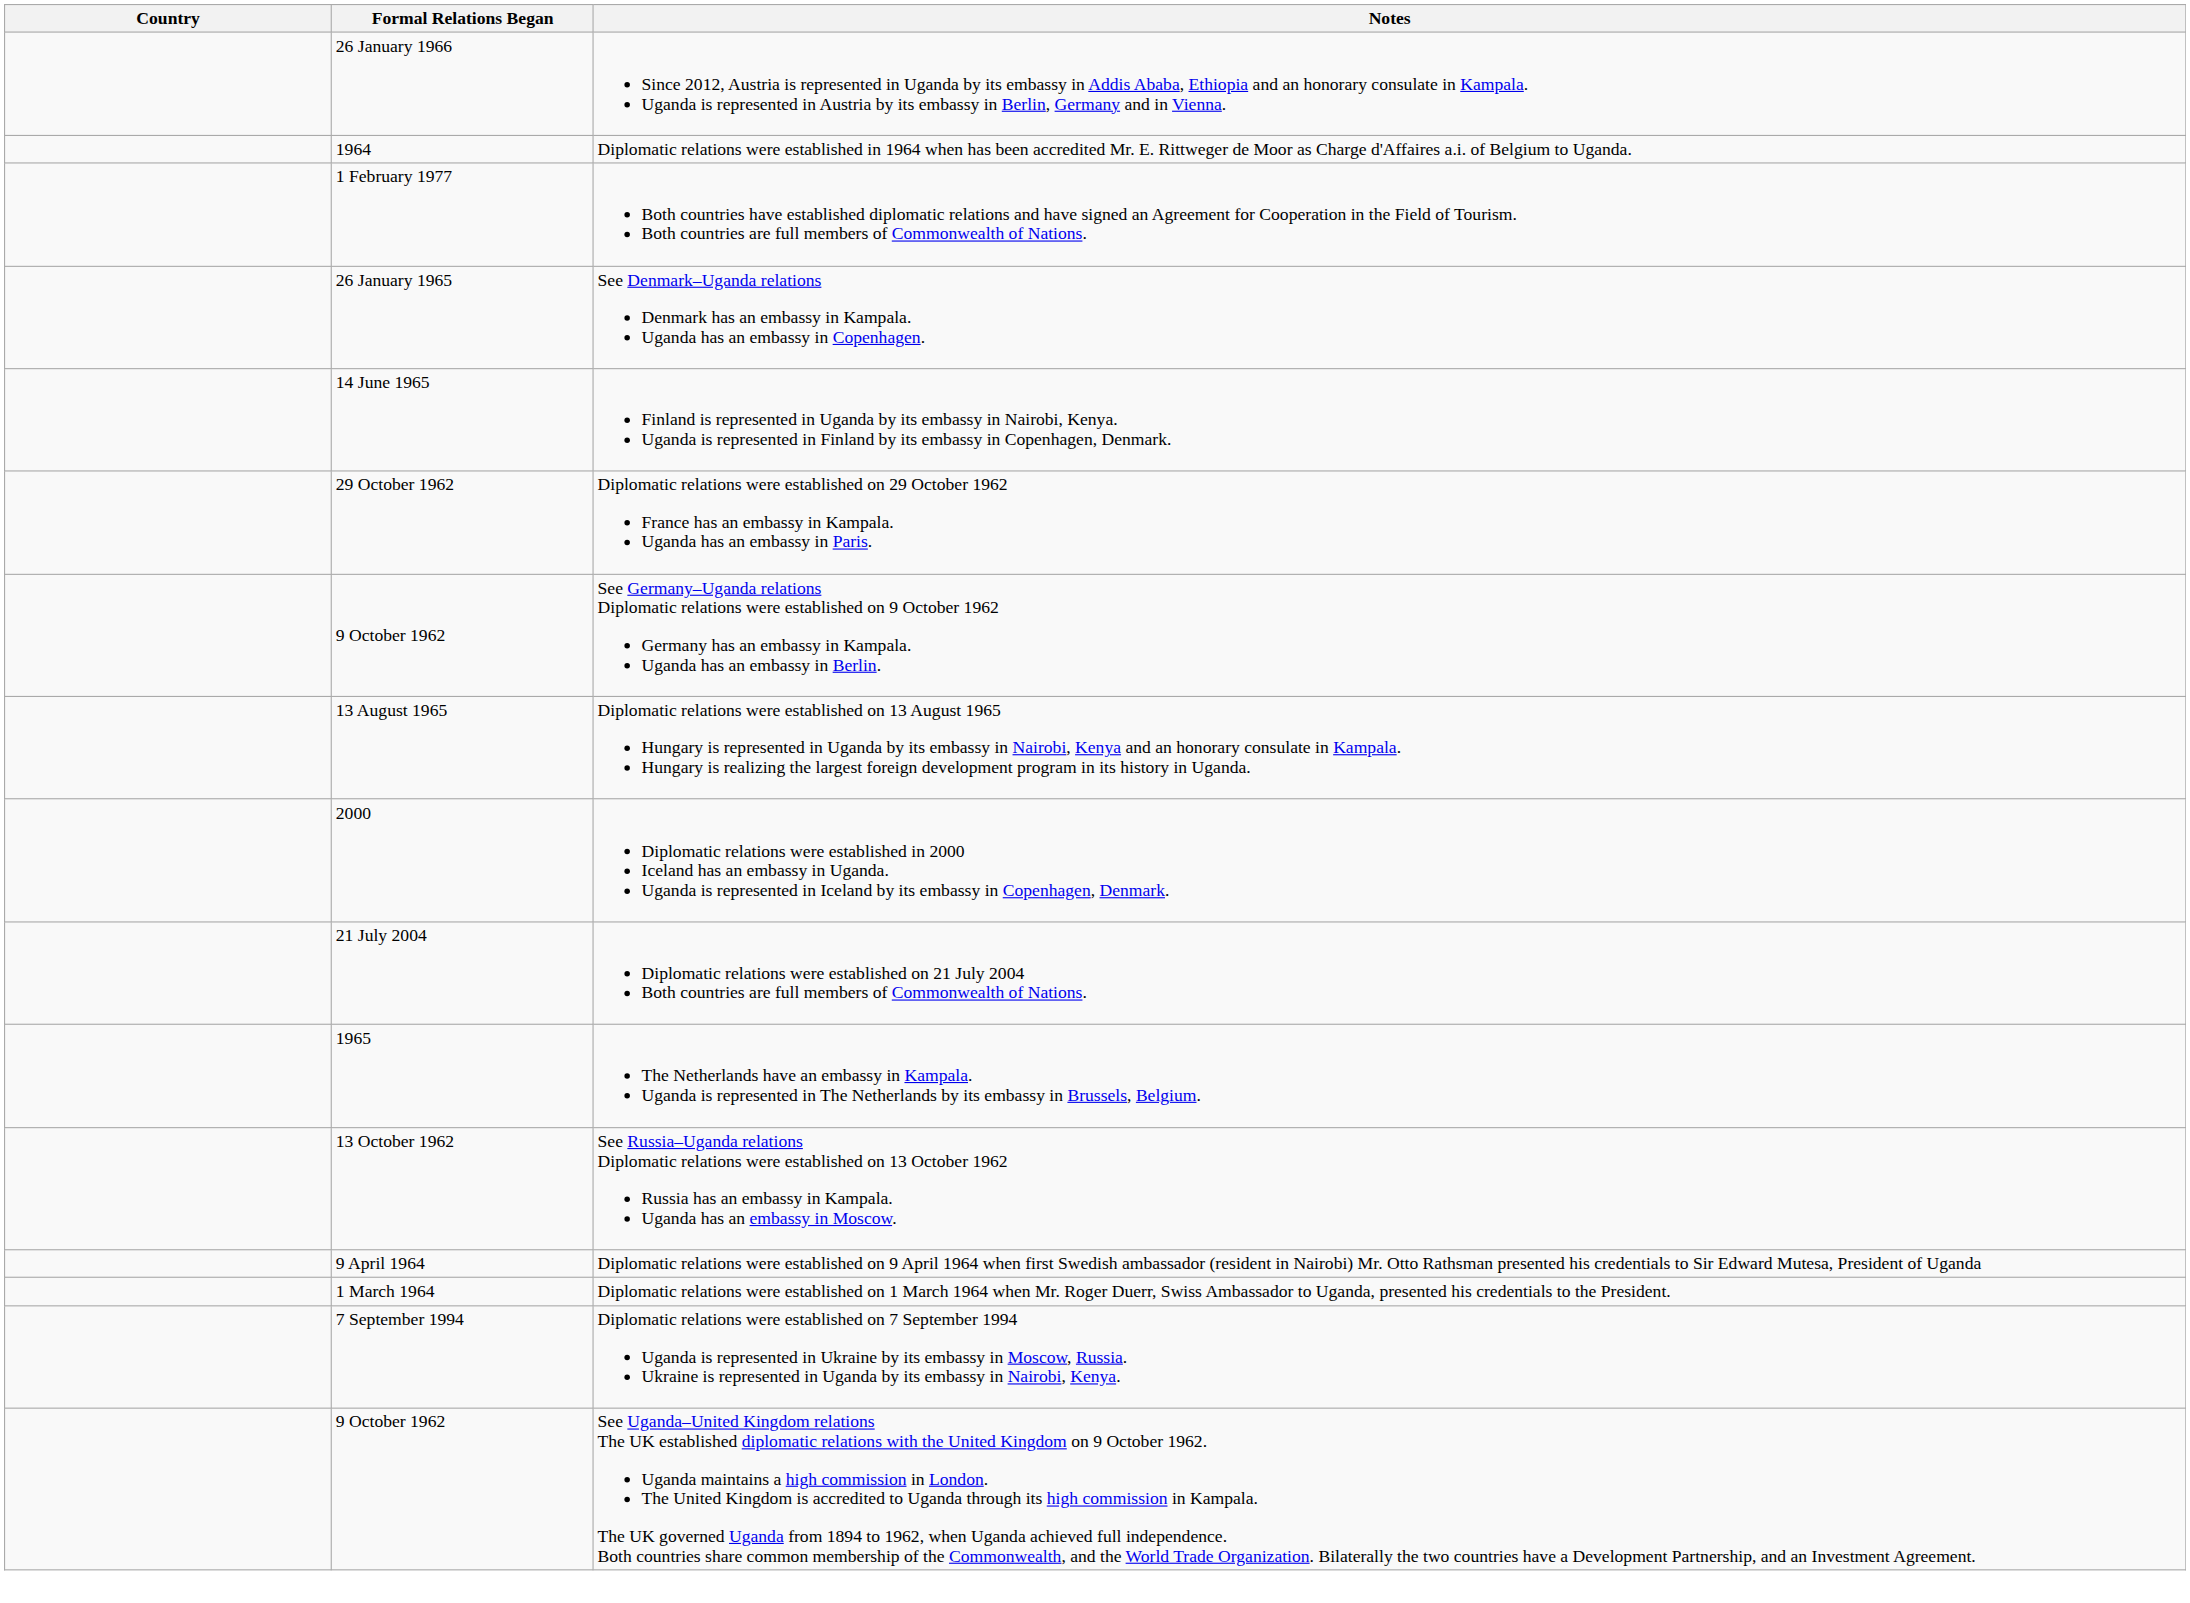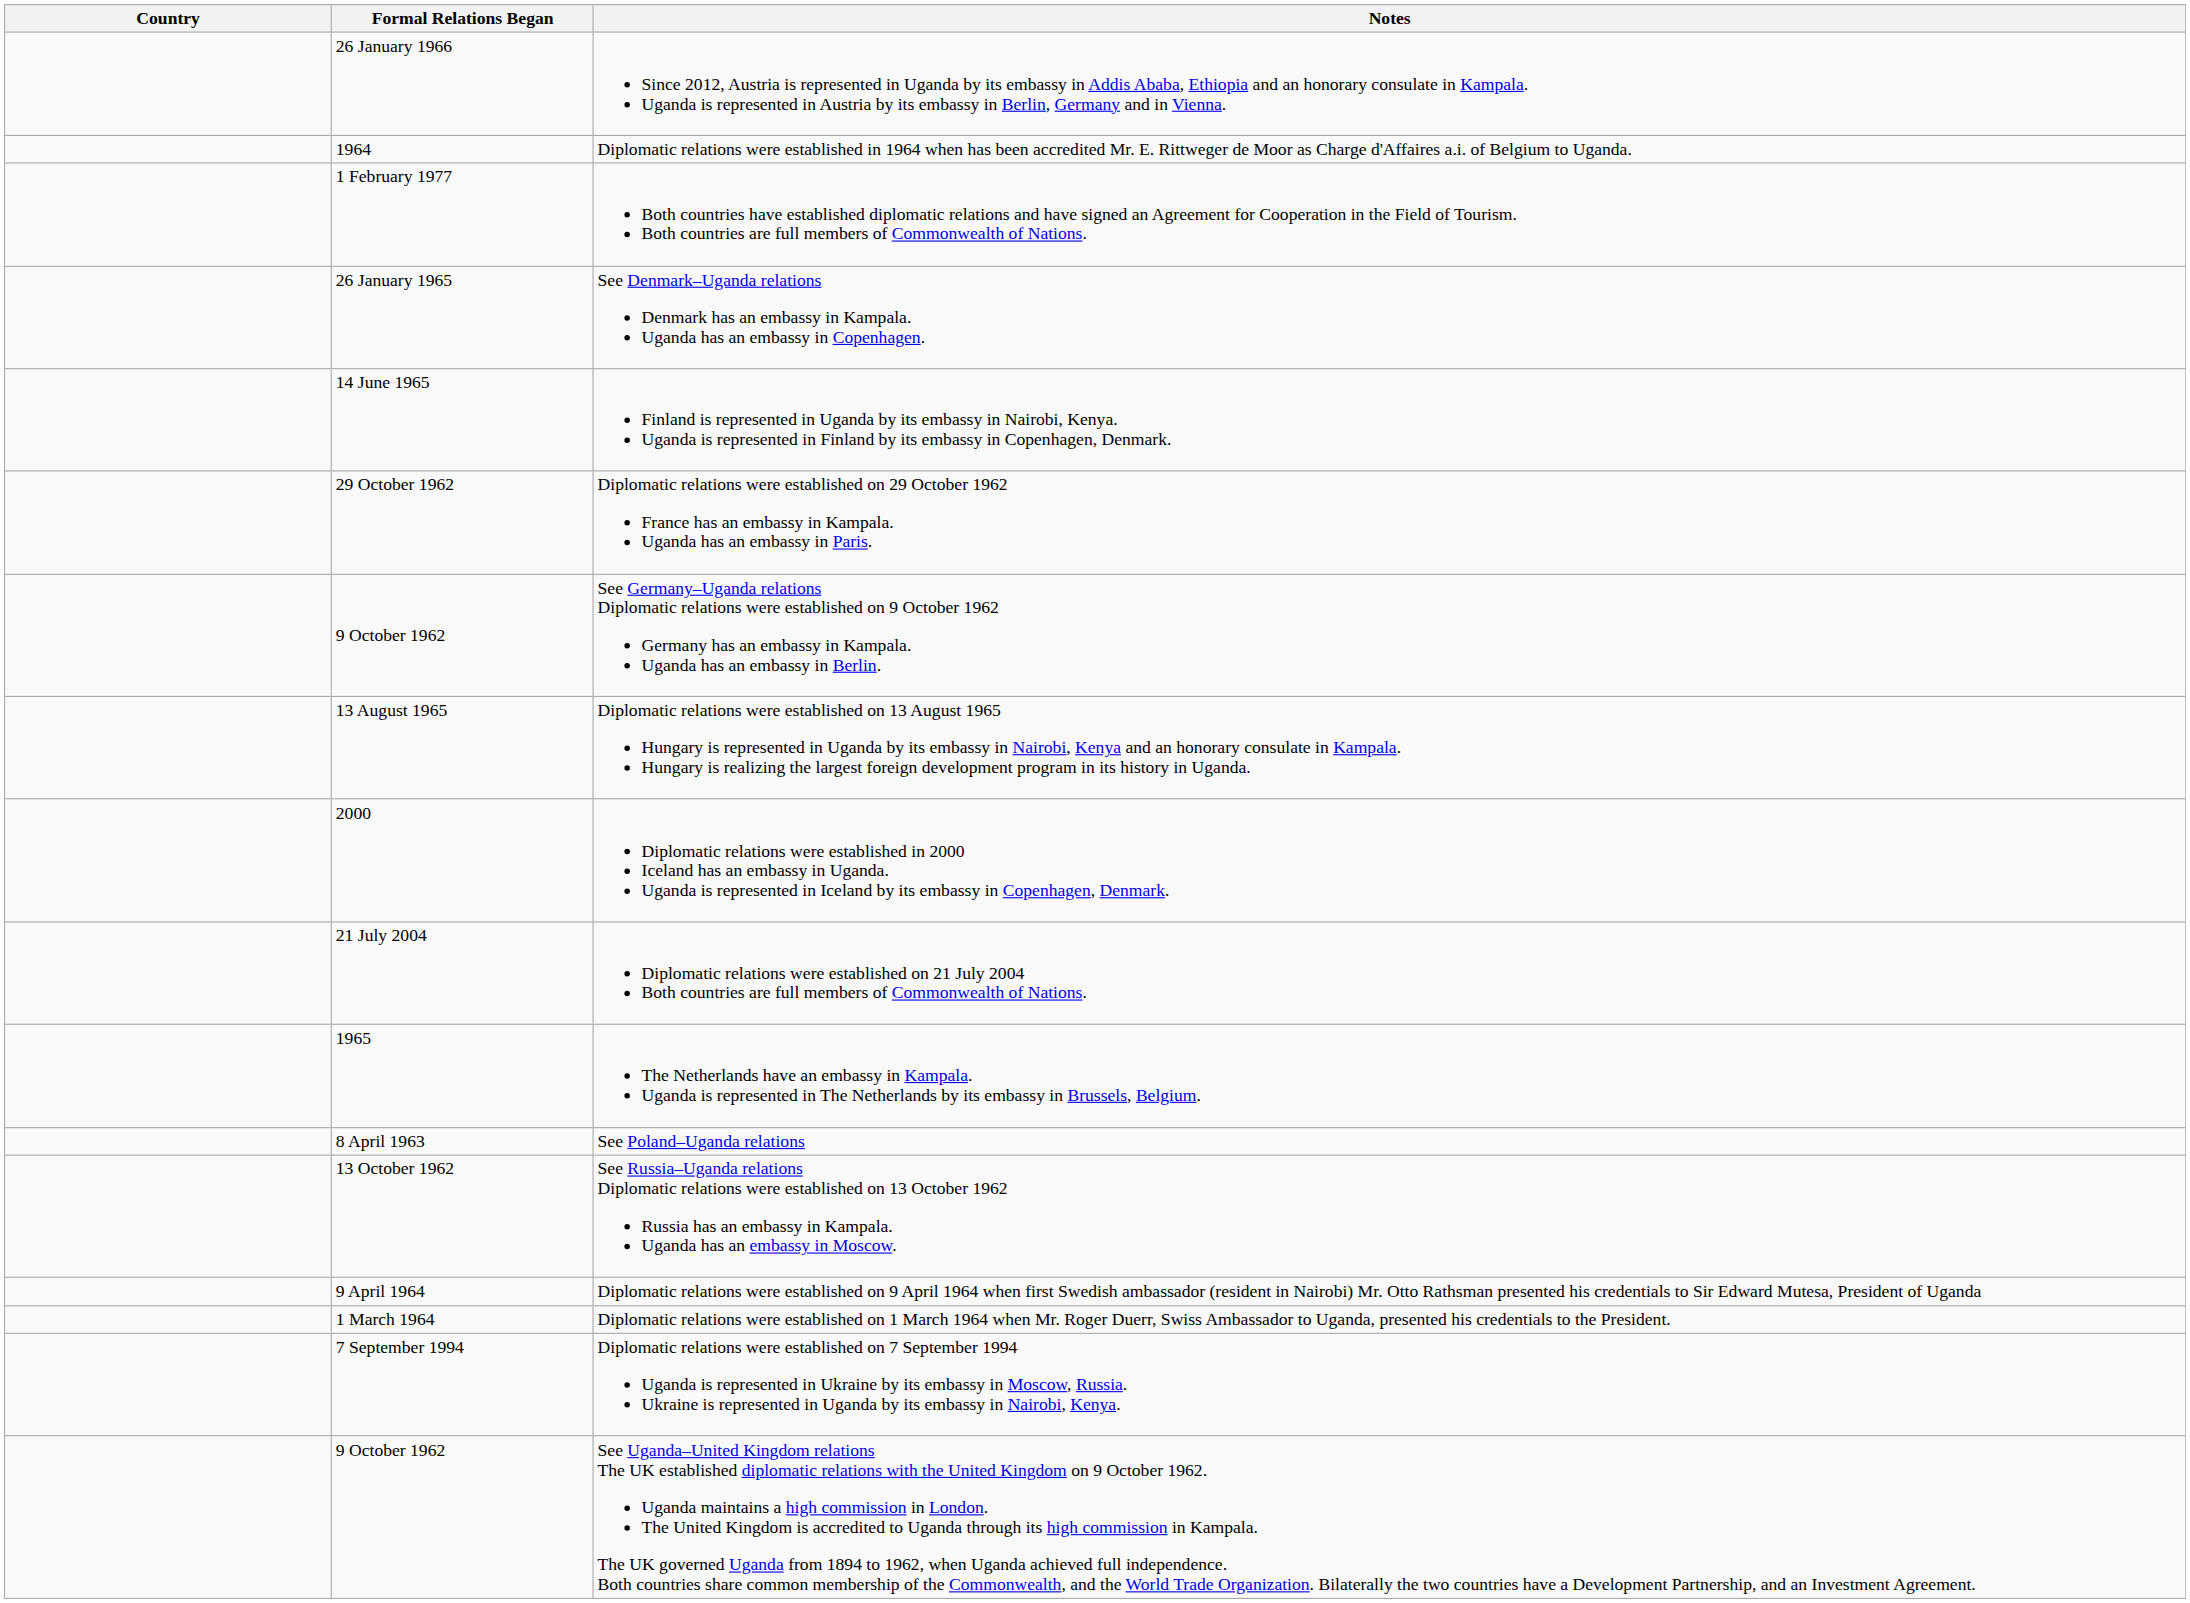+ row: (701, 1141)
